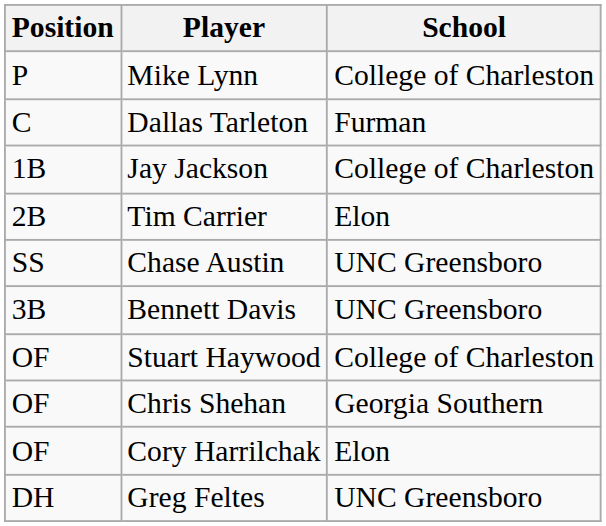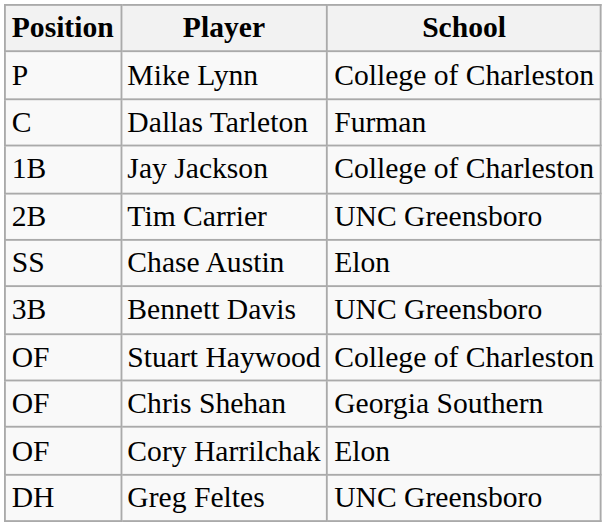(362, 215) Elon -> (438, 215) UNC Greensboro
(438, 262) UNC Greensboro -> (362, 262) Elon
